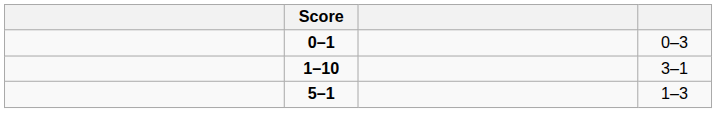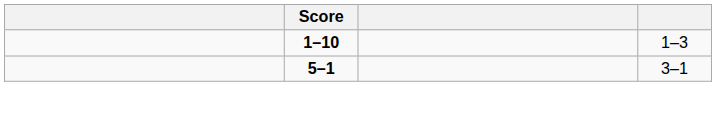- row: (321, 42)
(674, 68) 3–1 -> (674, 42) 1–3
(674, 94) 1–3 -> (674, 68) 3–1
